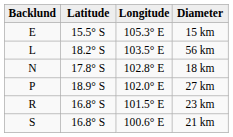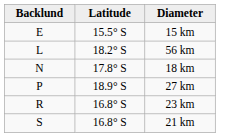- column: (144, 13)
